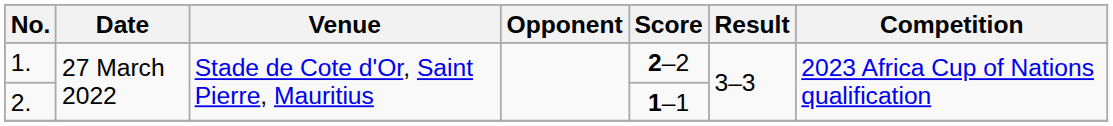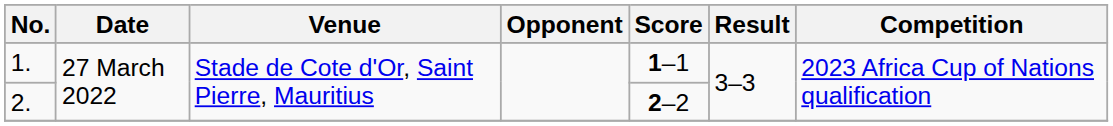(669, 63) 2–2 -> (669, 63) 1–1
(669, 102) 1–1 -> (669, 102) 2–2
